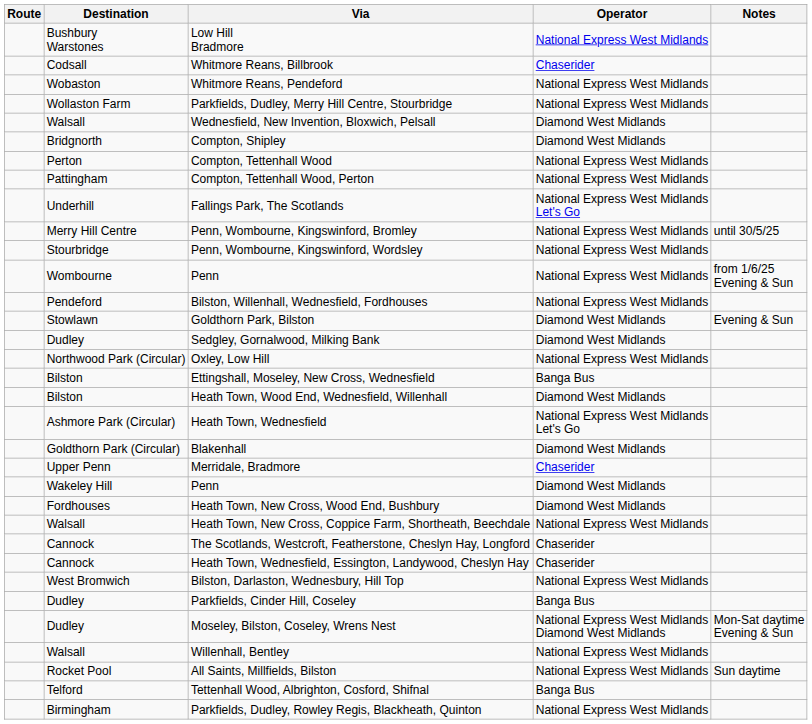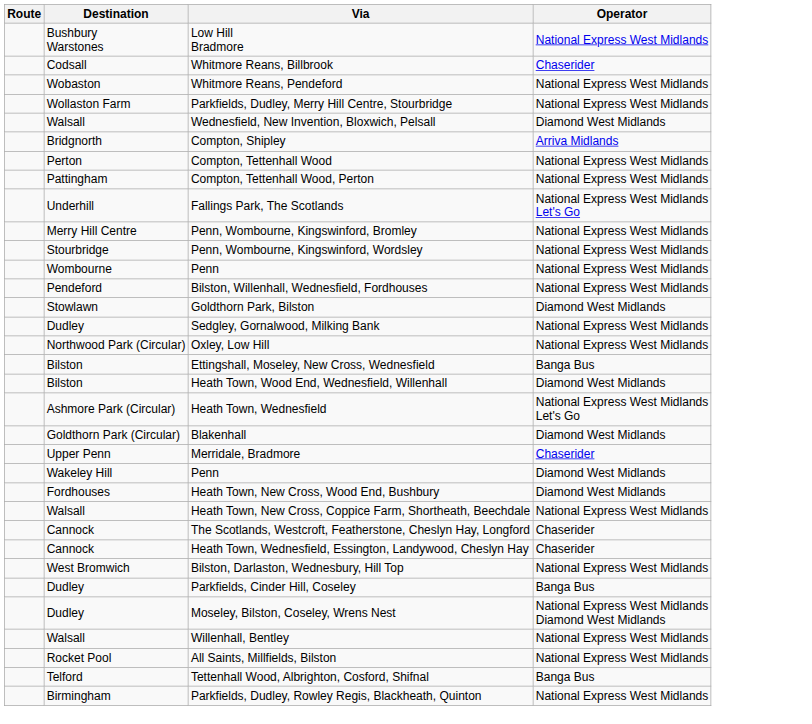- column: (759, 14)
(601, 141) Diamond West Midlands -> (577, 141) Arriva Midlands
(601, 339) Diamond West Midlands -> (622, 326) National Express West Midlands
